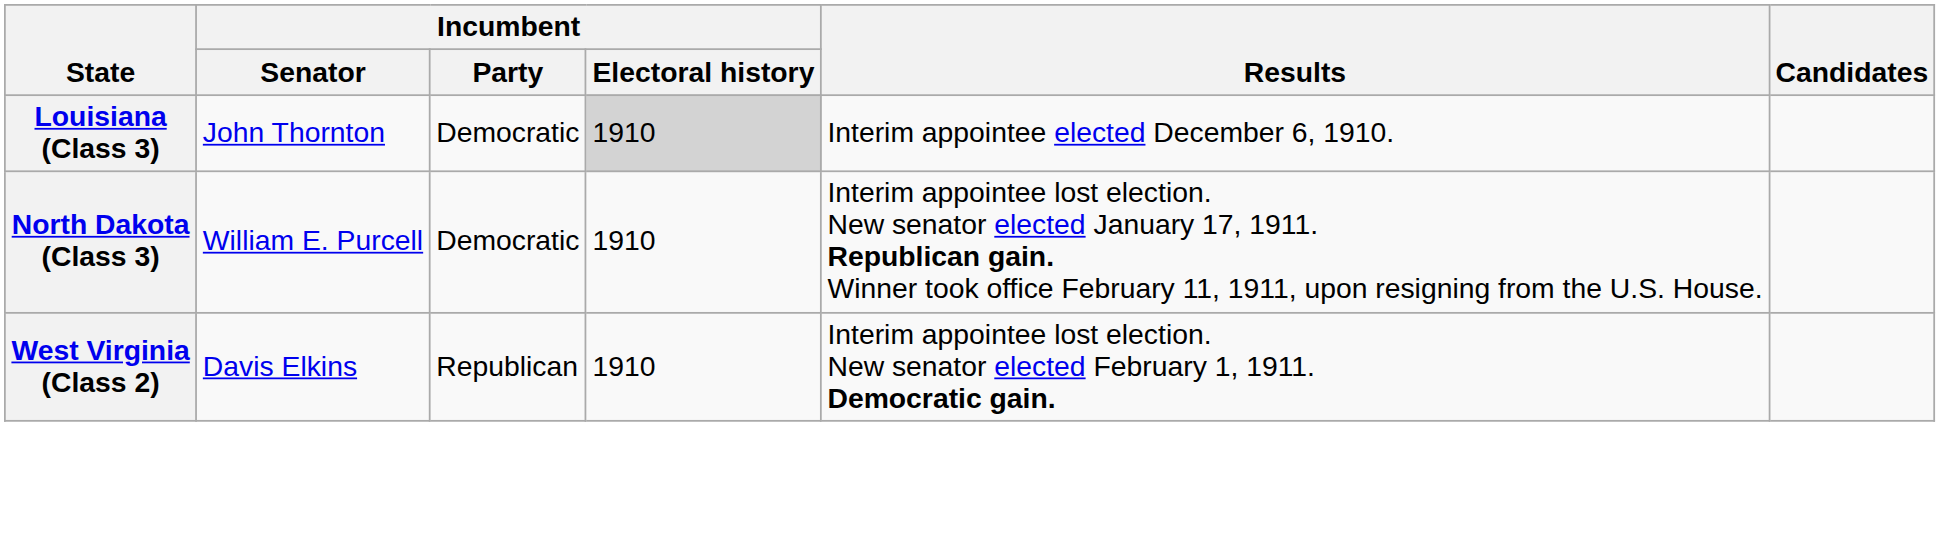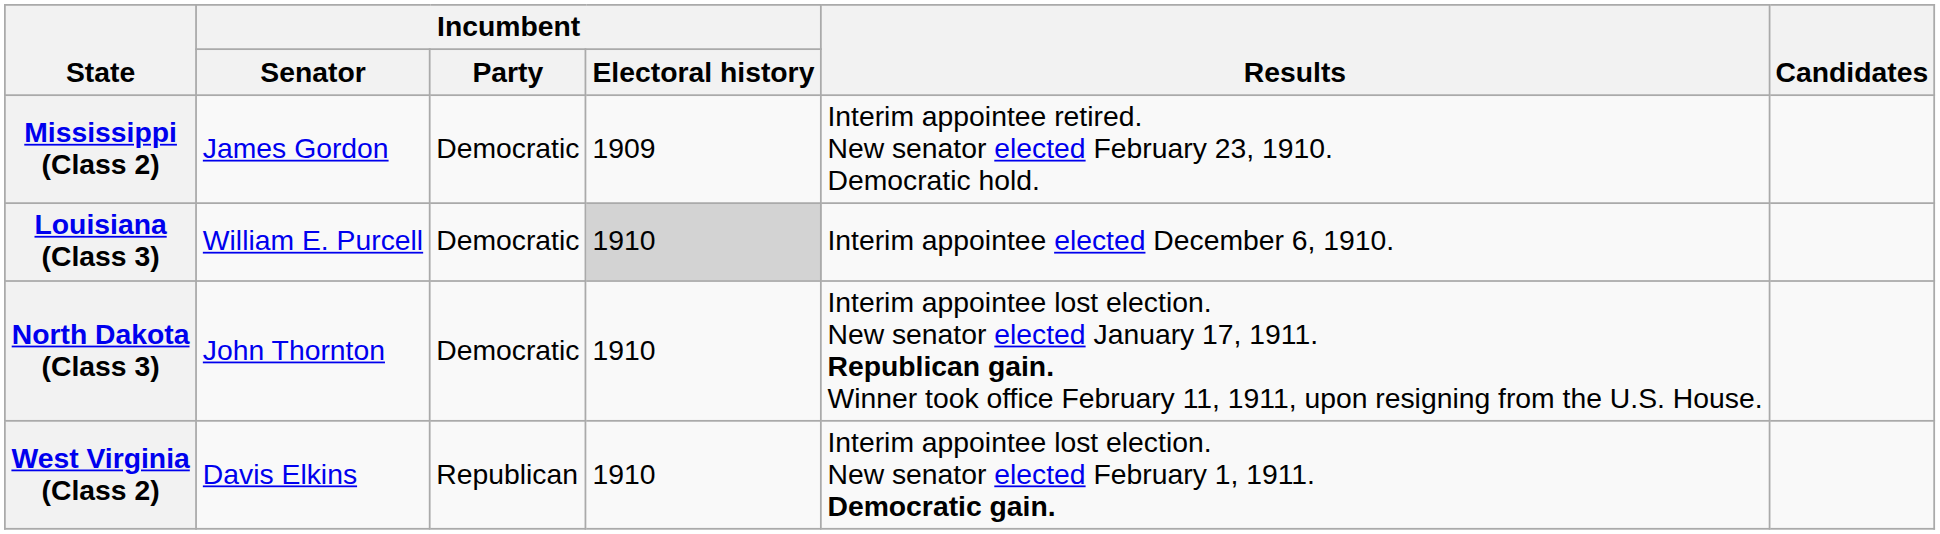+ row: (101, 148)
(294, 132) John Thornton -> (313, 241) William E. Purcell
(313, 241) William E. Purcell -> (294, 349) John Thornton
